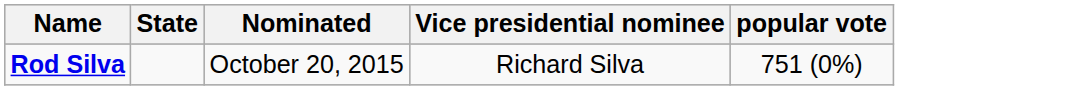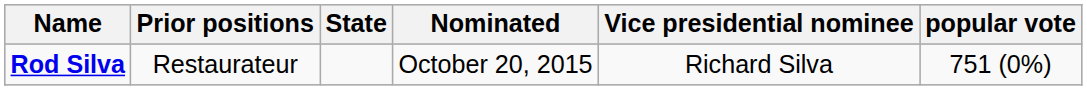+ column: (225, 24)
